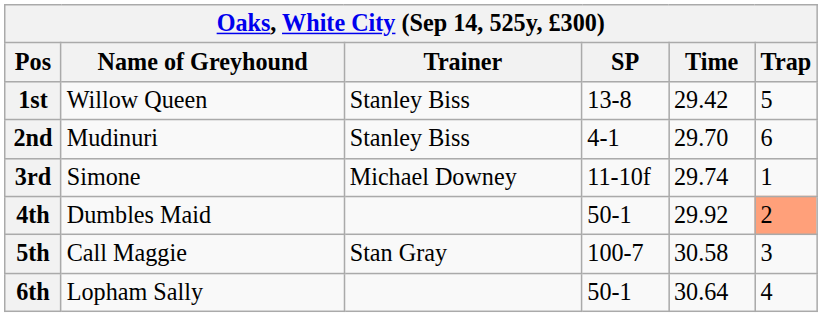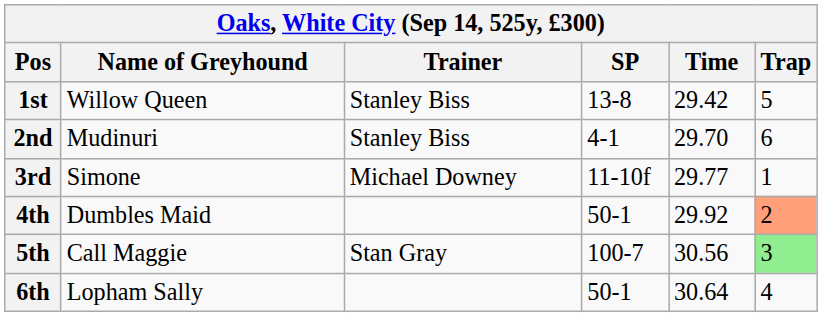(701, 176) 29.74 -> (701, 176) 29.77
(701, 253) 30.58 -> (701, 253) 30.56
(767, 253) no background -> (767, 253) lightgreen background
